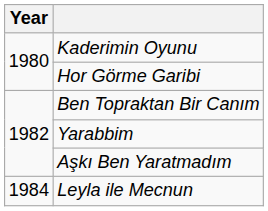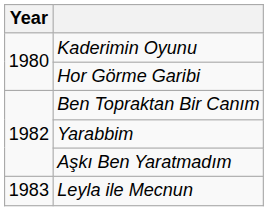(29, 190) 1984 -> (29, 190) 1983
